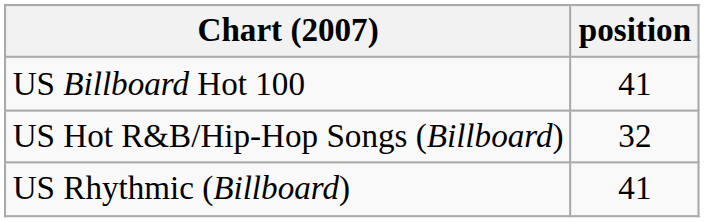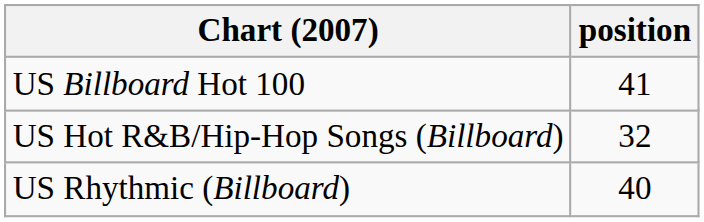(635, 188) 41 -> (635, 188) 40
